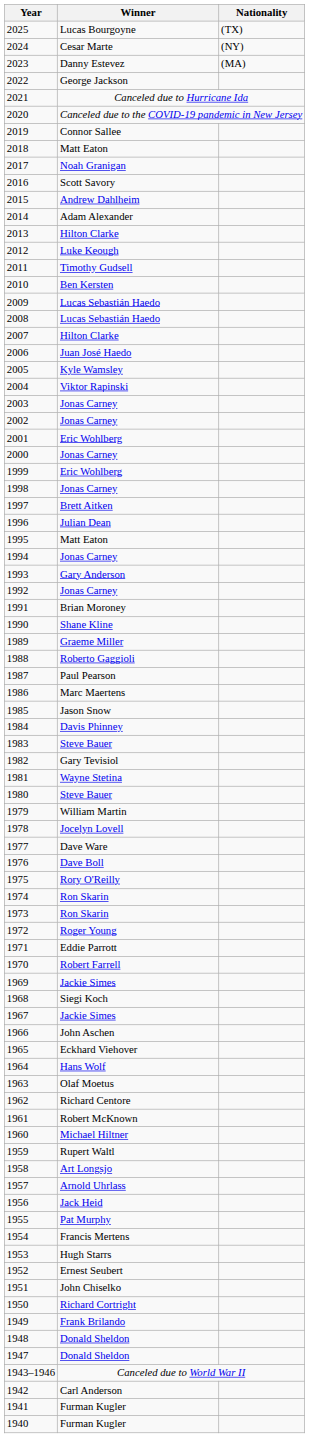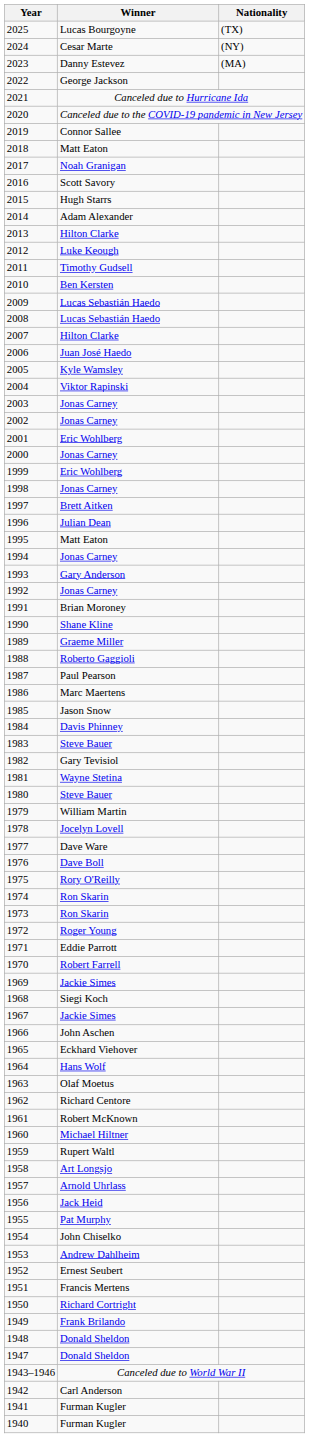(100, 200) Andrew Dahlheim -> (86, 200) Hugh Starrs
(95, 1237) Francis Mertens -> (91, 1237) John Chiselko
(86, 1254) Hugh Starrs -> (100, 1254) Andrew Dahlheim
(91, 1288) John Chiselko -> (95, 1288) Francis Mertens
